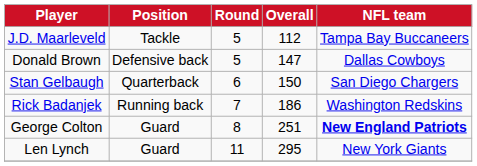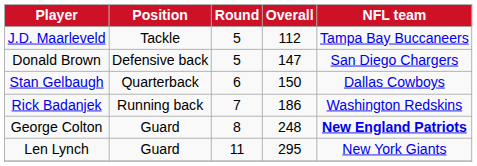(394, 60) Dallas Cowboys -> (394, 60) San Diego Chargers
(394, 82) San Diego Chargers -> (394, 82) Dallas Cowboys
(290, 127) 251 -> (290, 127) 248
